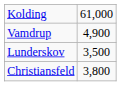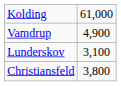(96, 52) 3,500 -> (96, 52) 3,100
